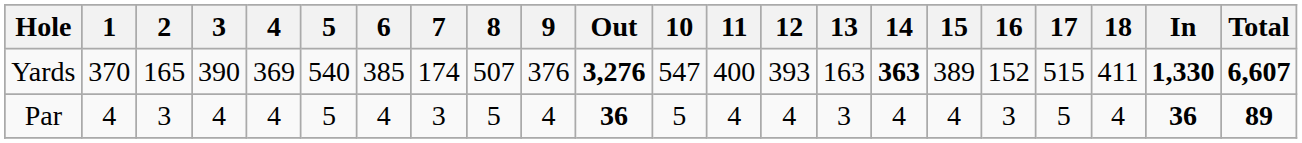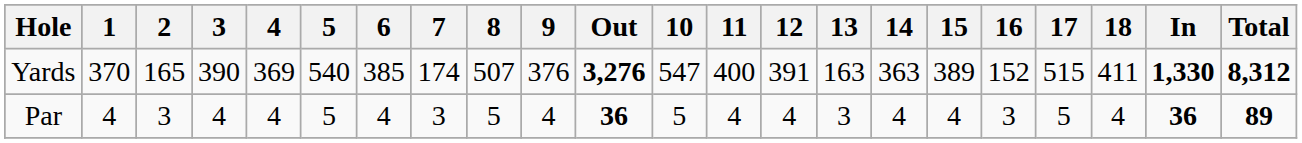(789, 71) 393 -> (789, 71) 391
(899, 71) bold -> (899, 71) normal
(1259, 71) 6,607 -> (1259, 71) 8,312
